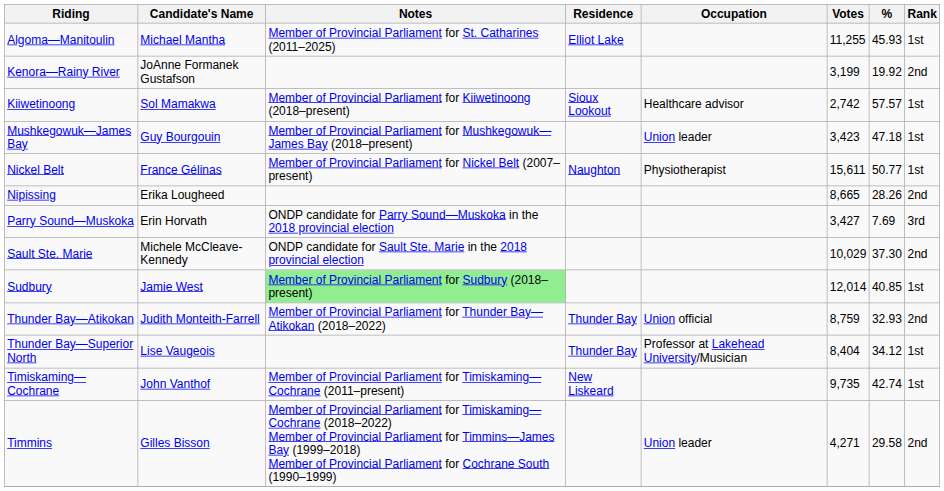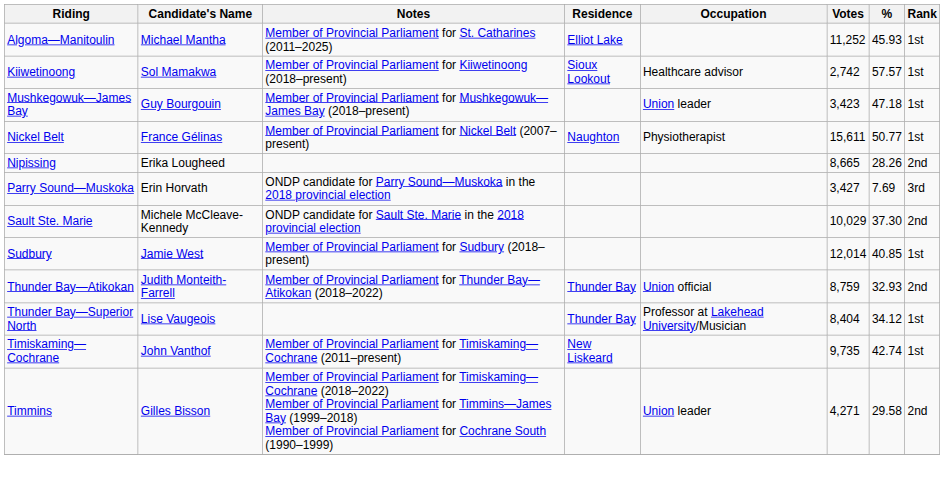(848, 39) 11,255 -> (848, 39) 11,252
- row: (63, 72)
(408, 286) lightgreen background -> (405, 254) no background
